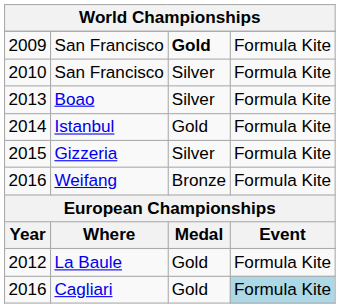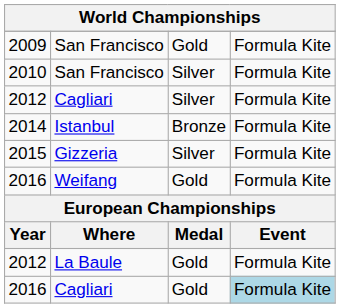(191, 45) bold -> (190, 45) normal
+ row: (28, 99)
- row: (28, 99)
(190, 126) Gold -> (199, 126) Bronze
(199, 180) Bronze -> (190, 180) Gold
